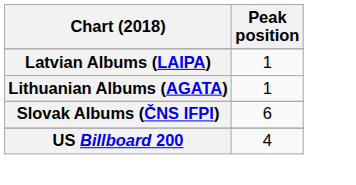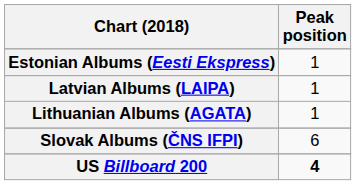+ row: (142, 62)
(267, 140) normal -> (315, 166) bold
